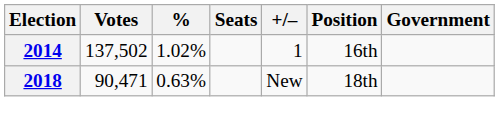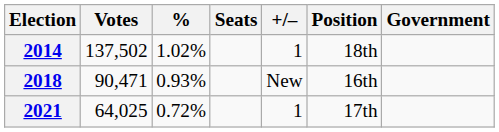(360, 50) 16th -> (360, 50) 18th
(181, 80) 0.63% -> (181, 80) 0.93%
(360, 80) 18th -> (360, 80) 16th
+ row: (43, 111)
